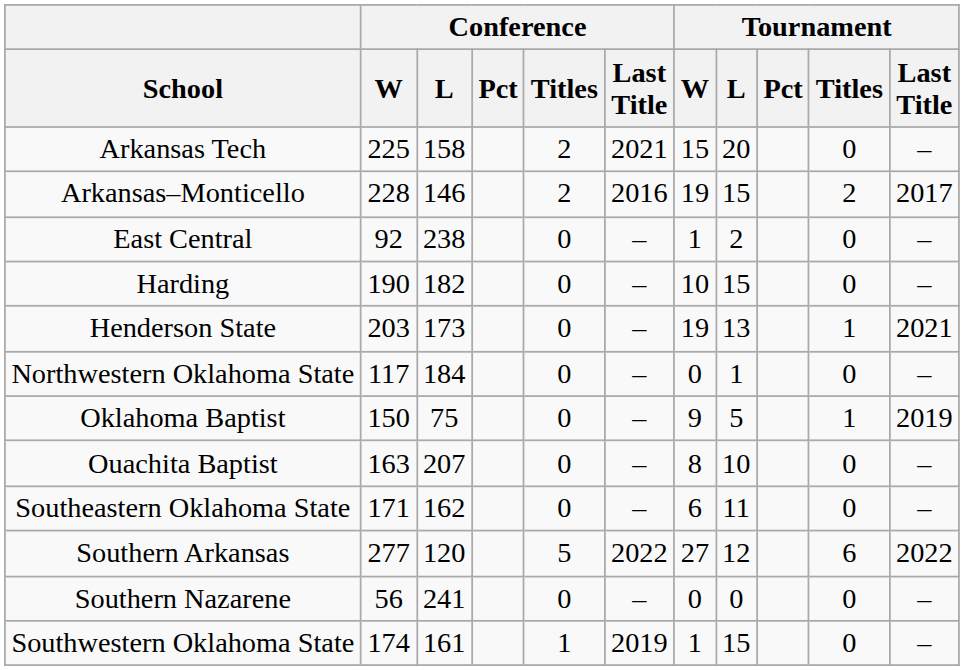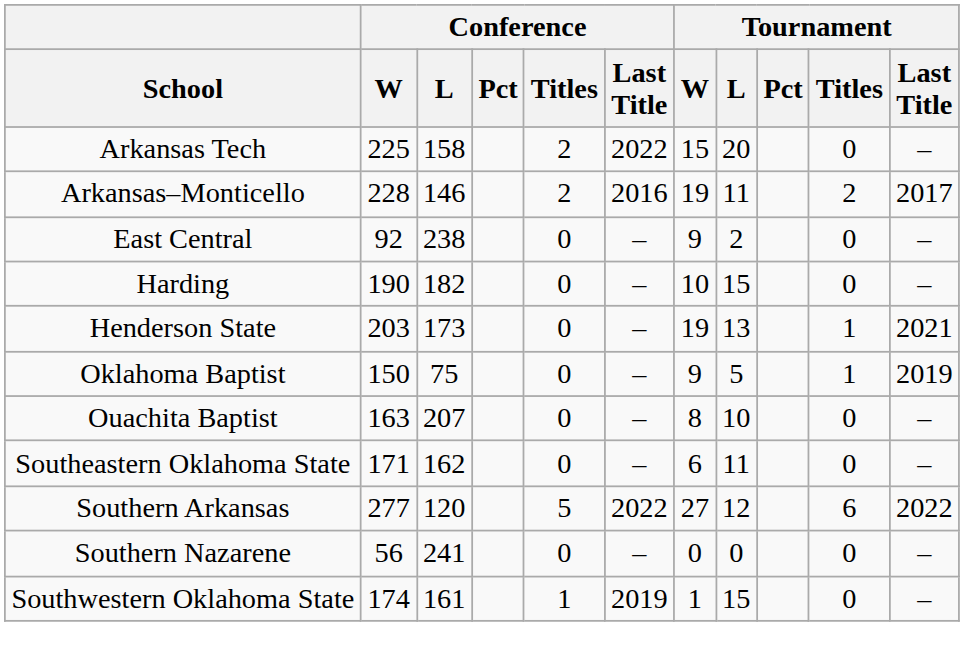(639, 148) 2021 -> (639, 148) 2022
(736, 193) 15 -> (736, 193) 11
(695, 238) 1 -> (695, 238) 9
- row: (183, 373)
